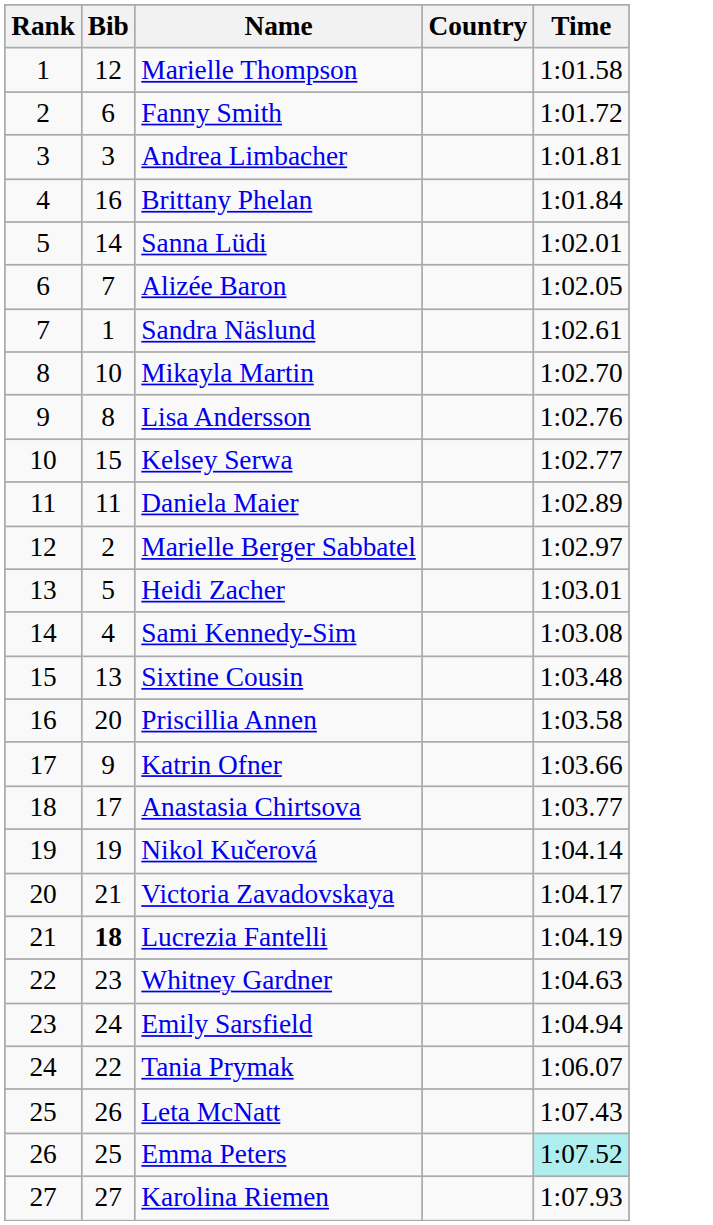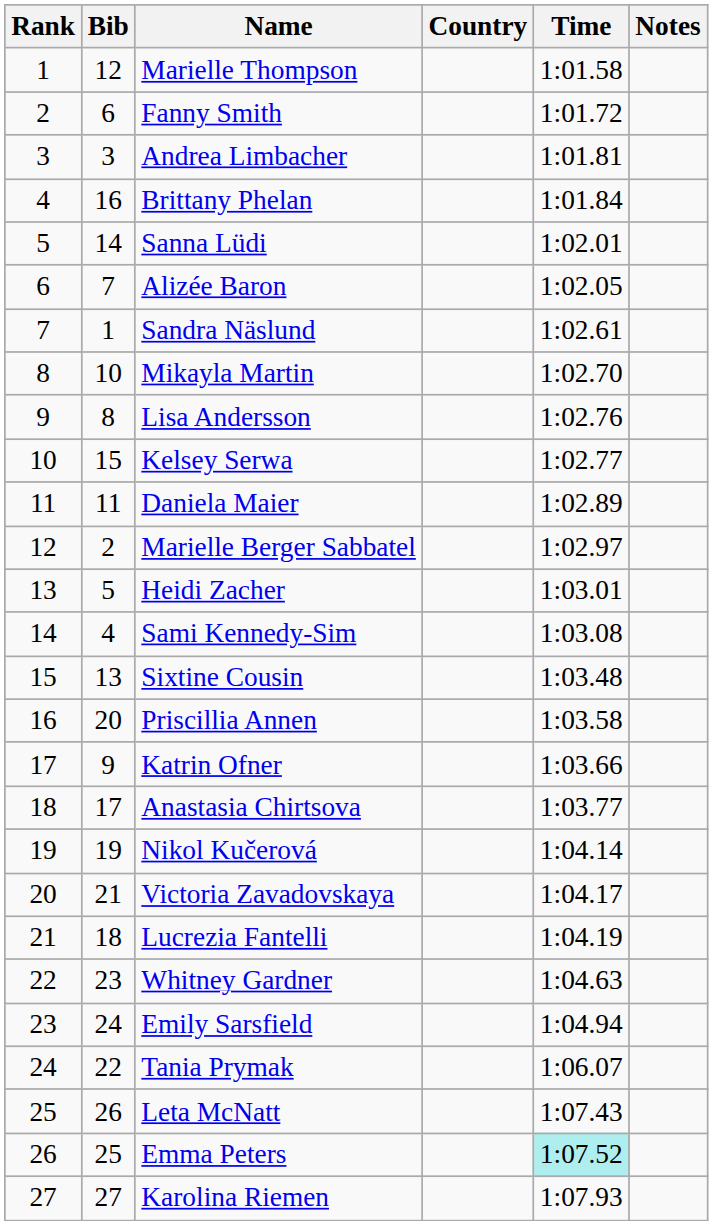+ column: (668, 26)
(108, 937) bold -> (108, 937) normal
